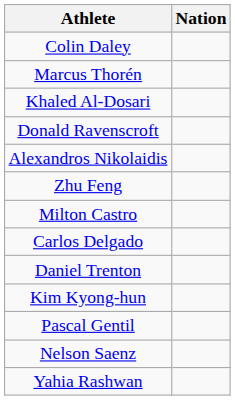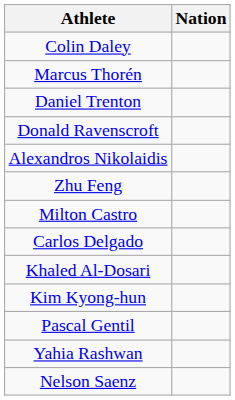rows swapped: (88, 269) <-> (88, 102)
rows swapped: (88, 381) <-> (88, 353)
